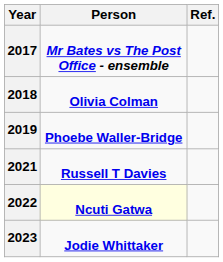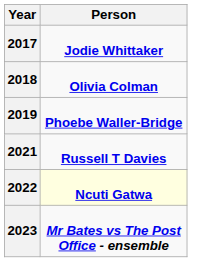- column: (203, 15)
(114, 58) Mr Bates vs The Post Office - ensemble -> (114, 51) Jodie Whittaker
(114, 245) Jodie Whittaker -> (114, 238) Mr Bates vs The Post Office - ensemble
